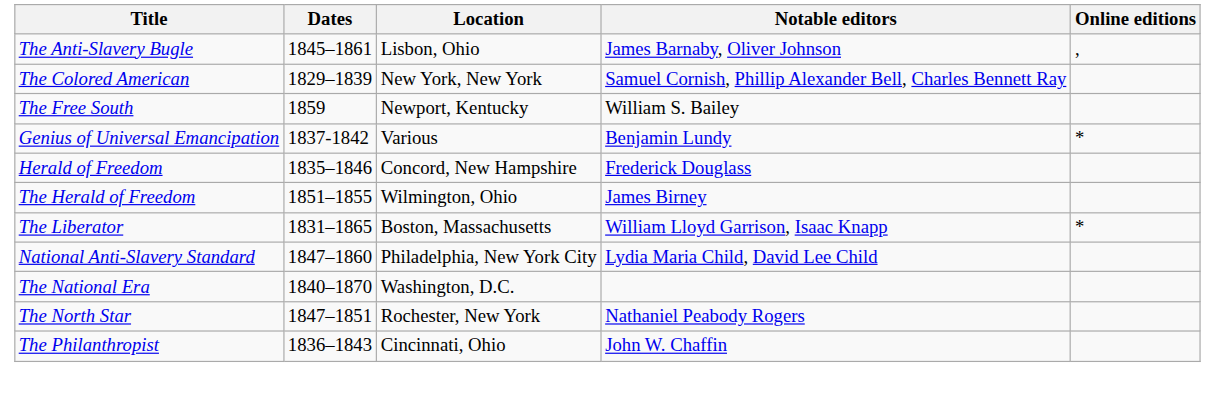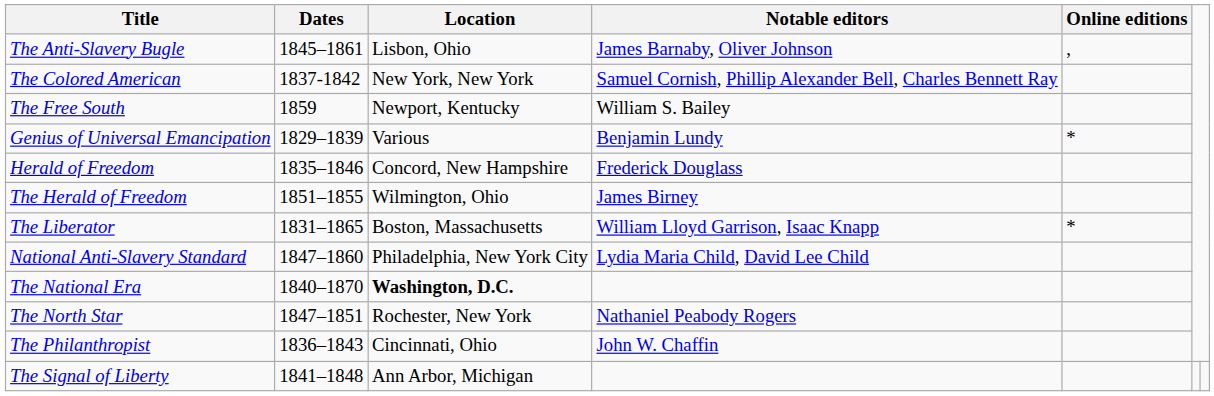(330, 78) 1829–1839 -> (320, 78) 1837-1842
(328, 138) 1837-1842 -> (321, 138) 1829–1839
(448, 286) normal -> (443, 286) bold
+ row: (89, 375)
